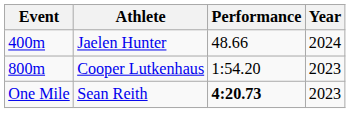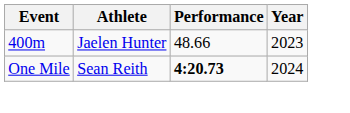(325, 42) 2024 -> (287, 42) 2023
- row: (141, 68)
(325, 94) 2023 -> (287, 68) 2024
